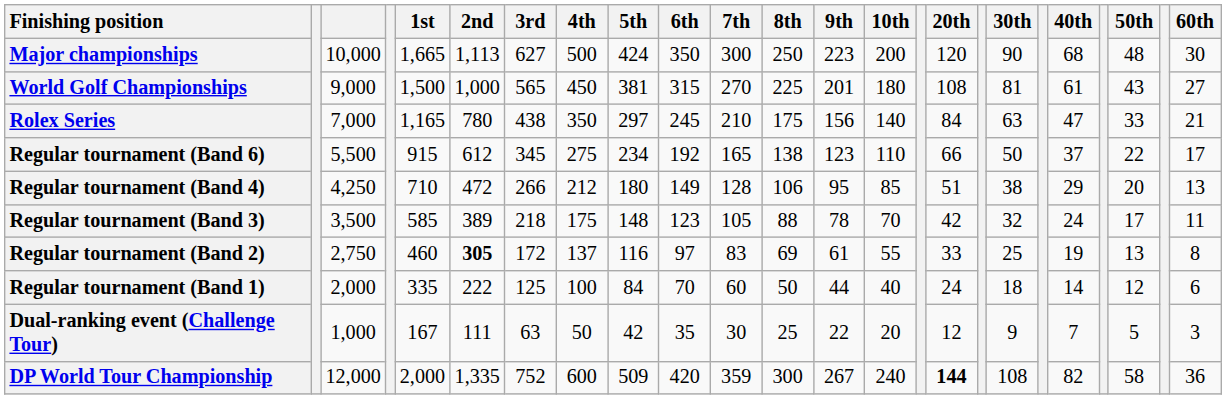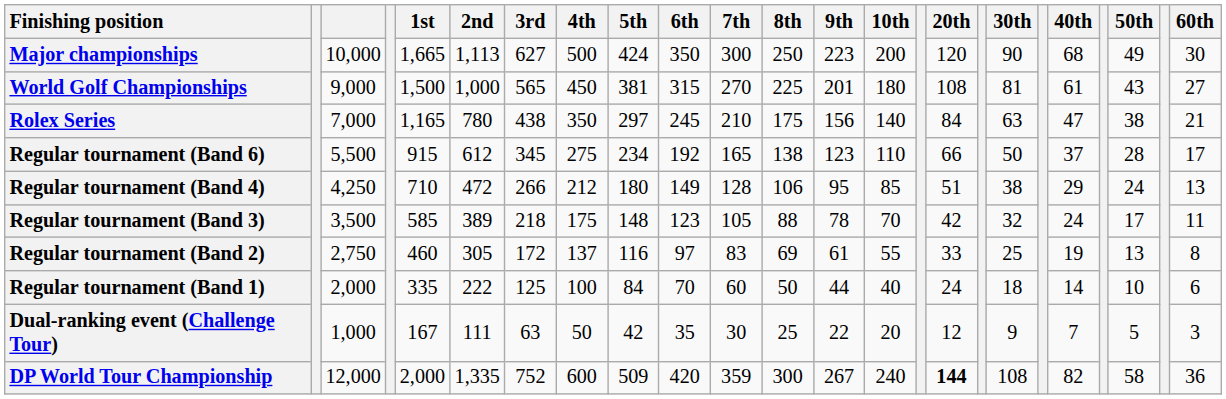(1134, 54) 48 -> (1134, 54) 49
(1134, 121) 33 -> (1134, 121) 38
(1134, 154) 22 -> (1134, 154) 28
(1134, 187) 20 -> (1134, 187) 24
(477, 254) bold -> (477, 254) normal
(1134, 287) 12 -> (1134, 287) 10
